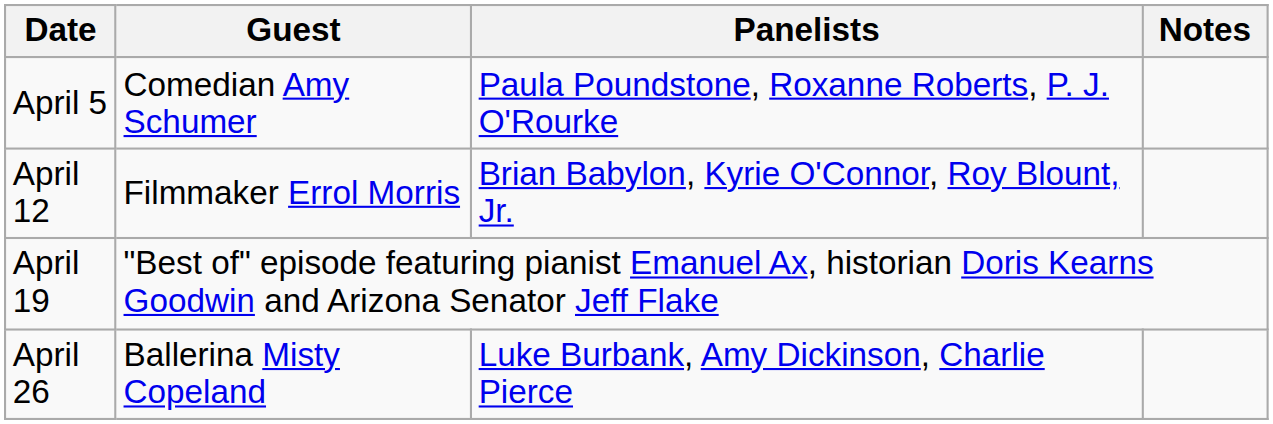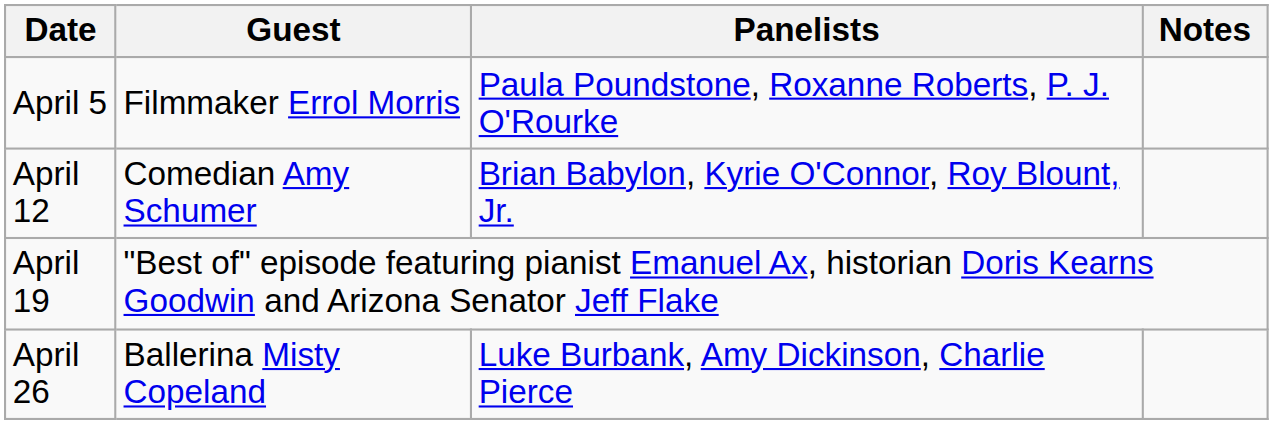(236, 102) Comedian Amy Schumer -> (292, 102) Filmmaker Errol Morris
(292, 192) Filmmaker Errol Morris -> (236, 192) Comedian Amy Schumer
